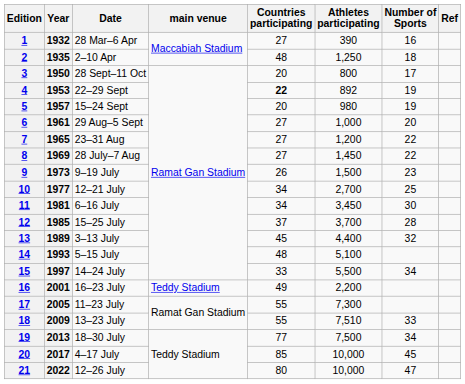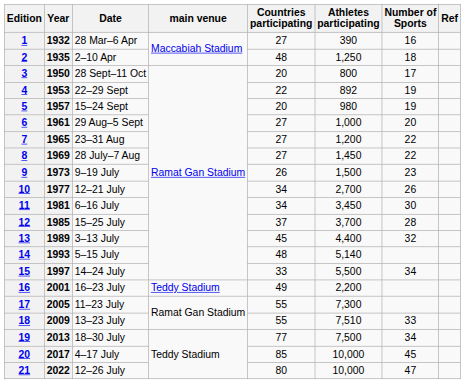(281, 90) bold -> (281, 90) normal
(410, 189) 25 -> (410, 189) 26
(348, 255) 5,100 -> (348, 255) 5,140
